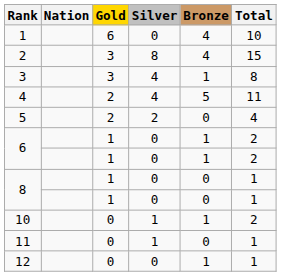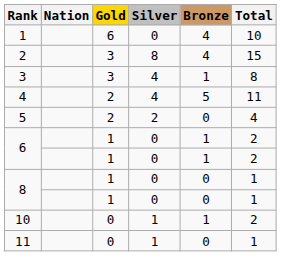- row: (23, 261)
